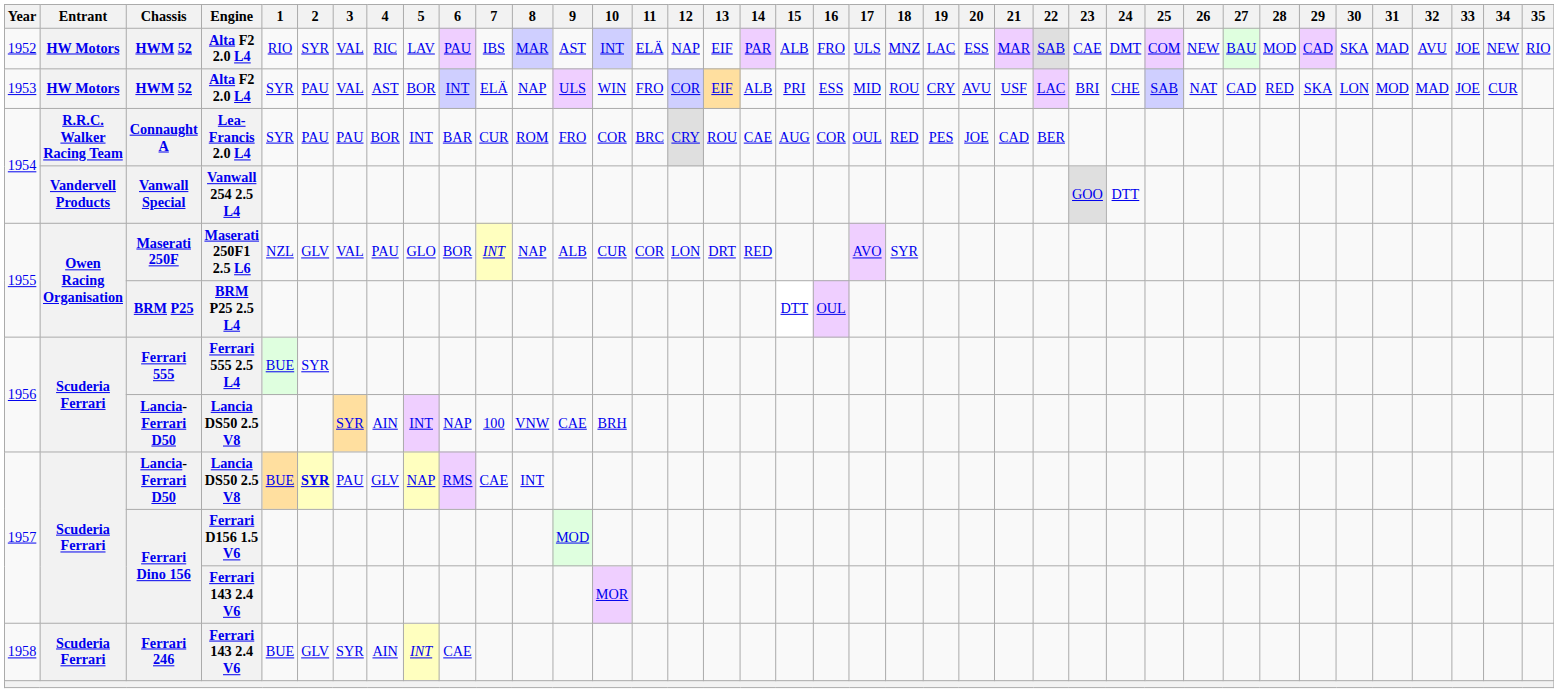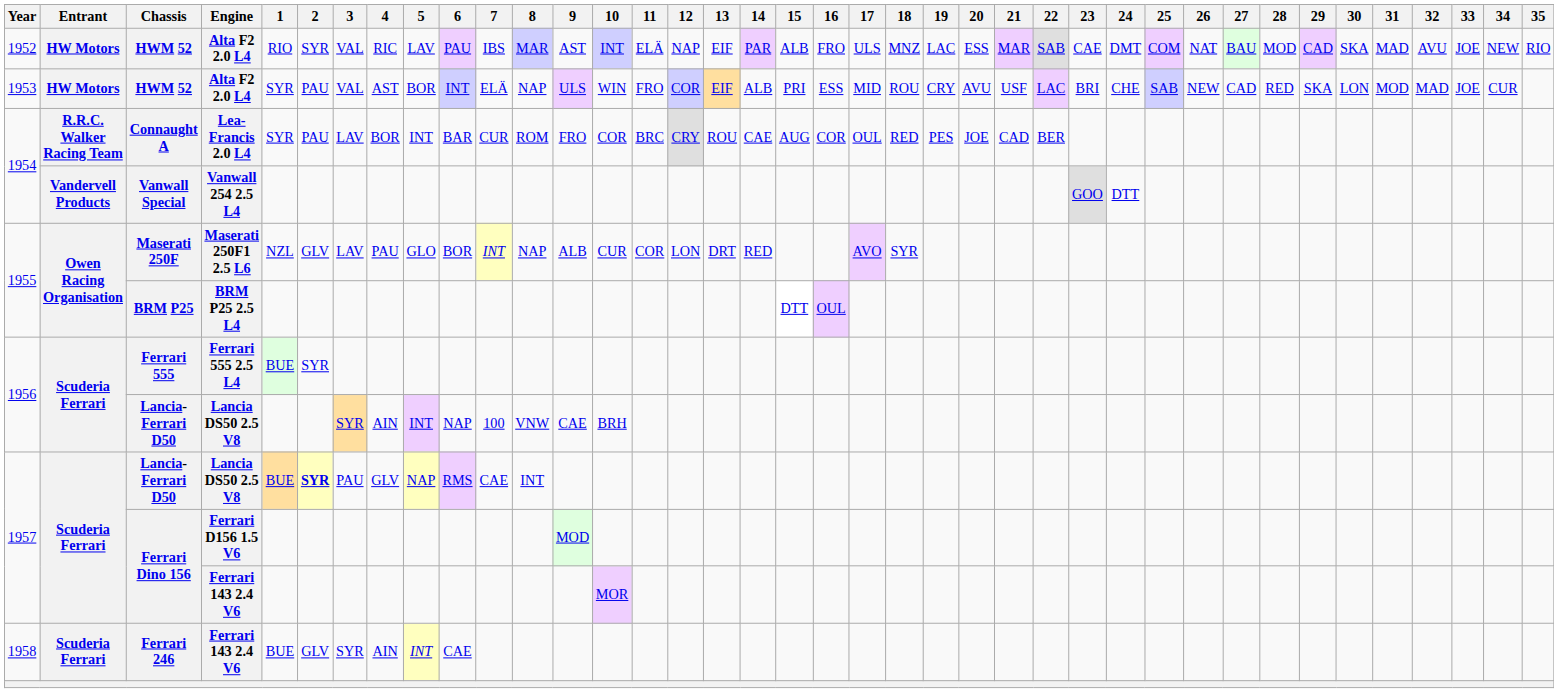(1203, 48) NEW -> (1203, 48) NAT
(1203, 88) NAT -> (1203, 88) NEW
(350, 137) PAU -> (350, 137) LAV
(350, 252) VAL -> (350, 252) LAV
